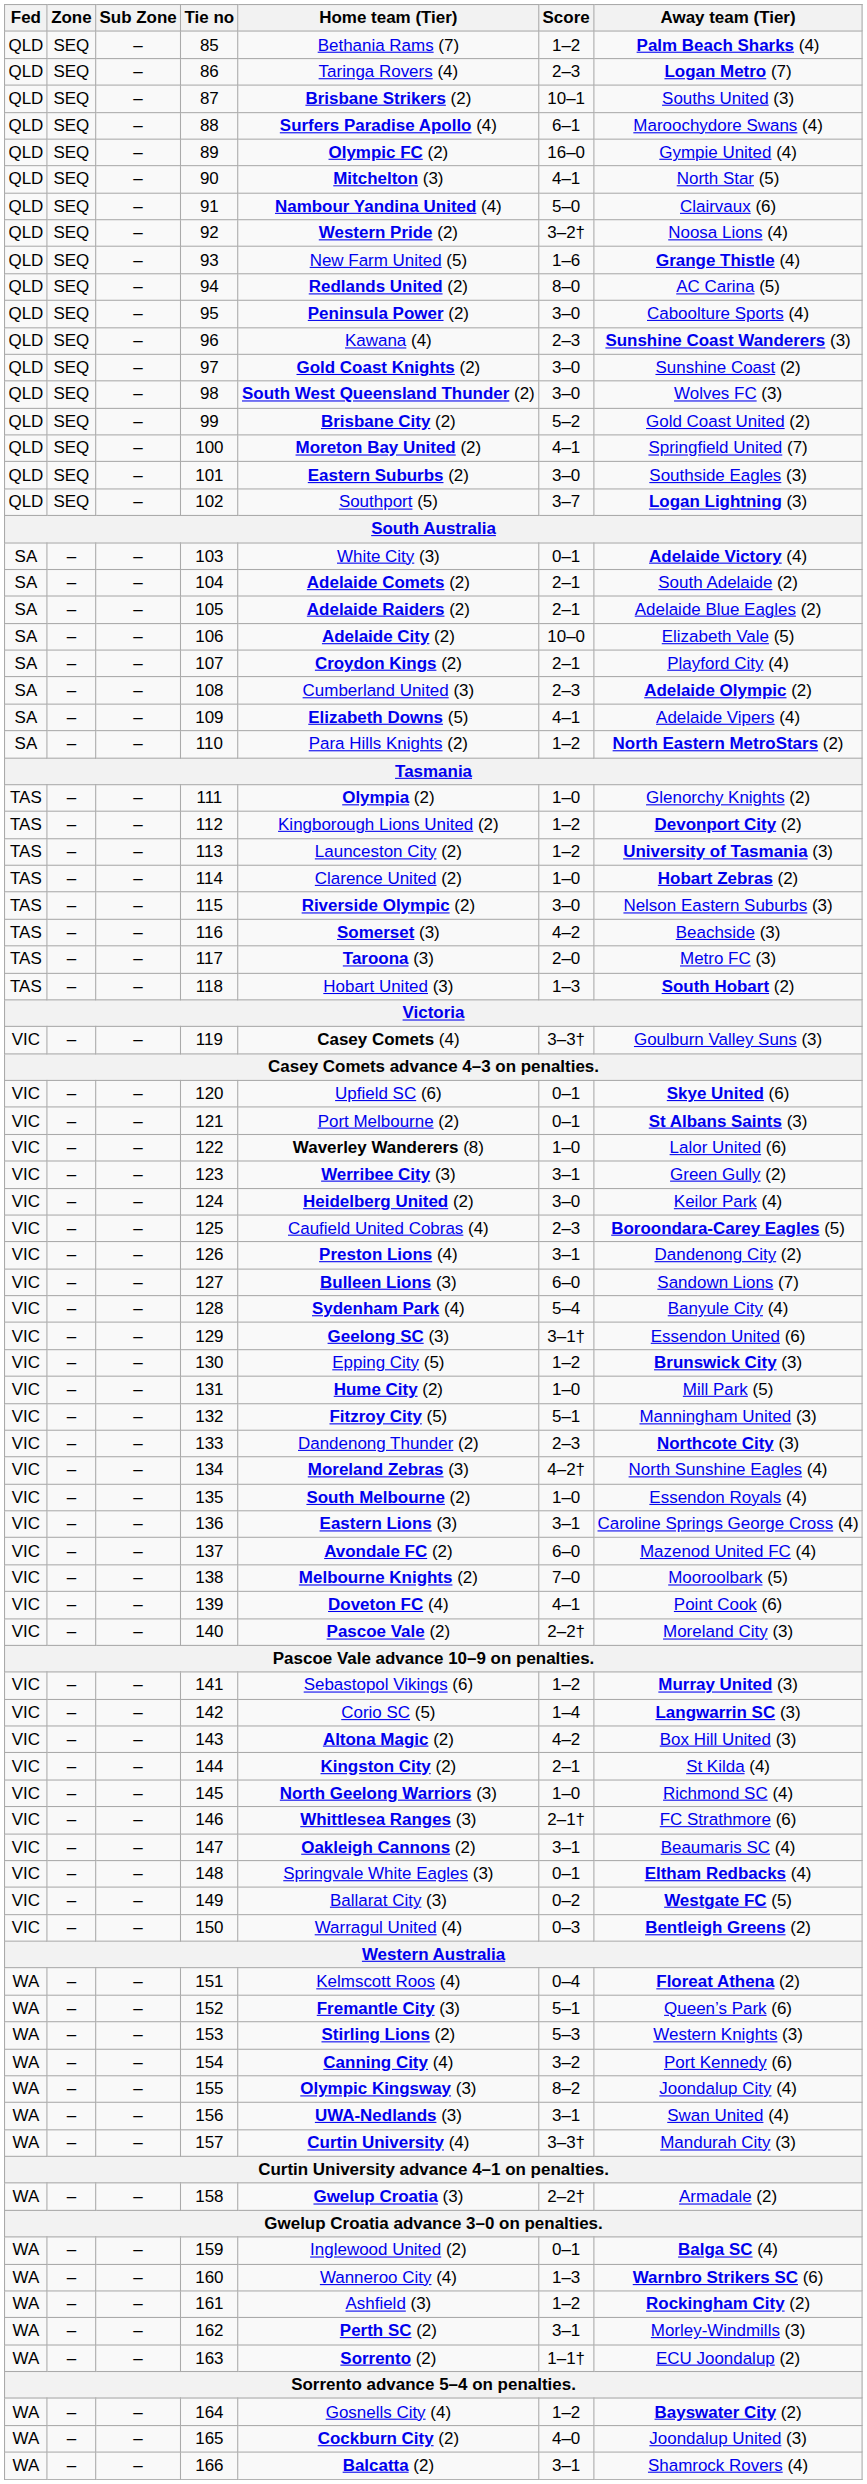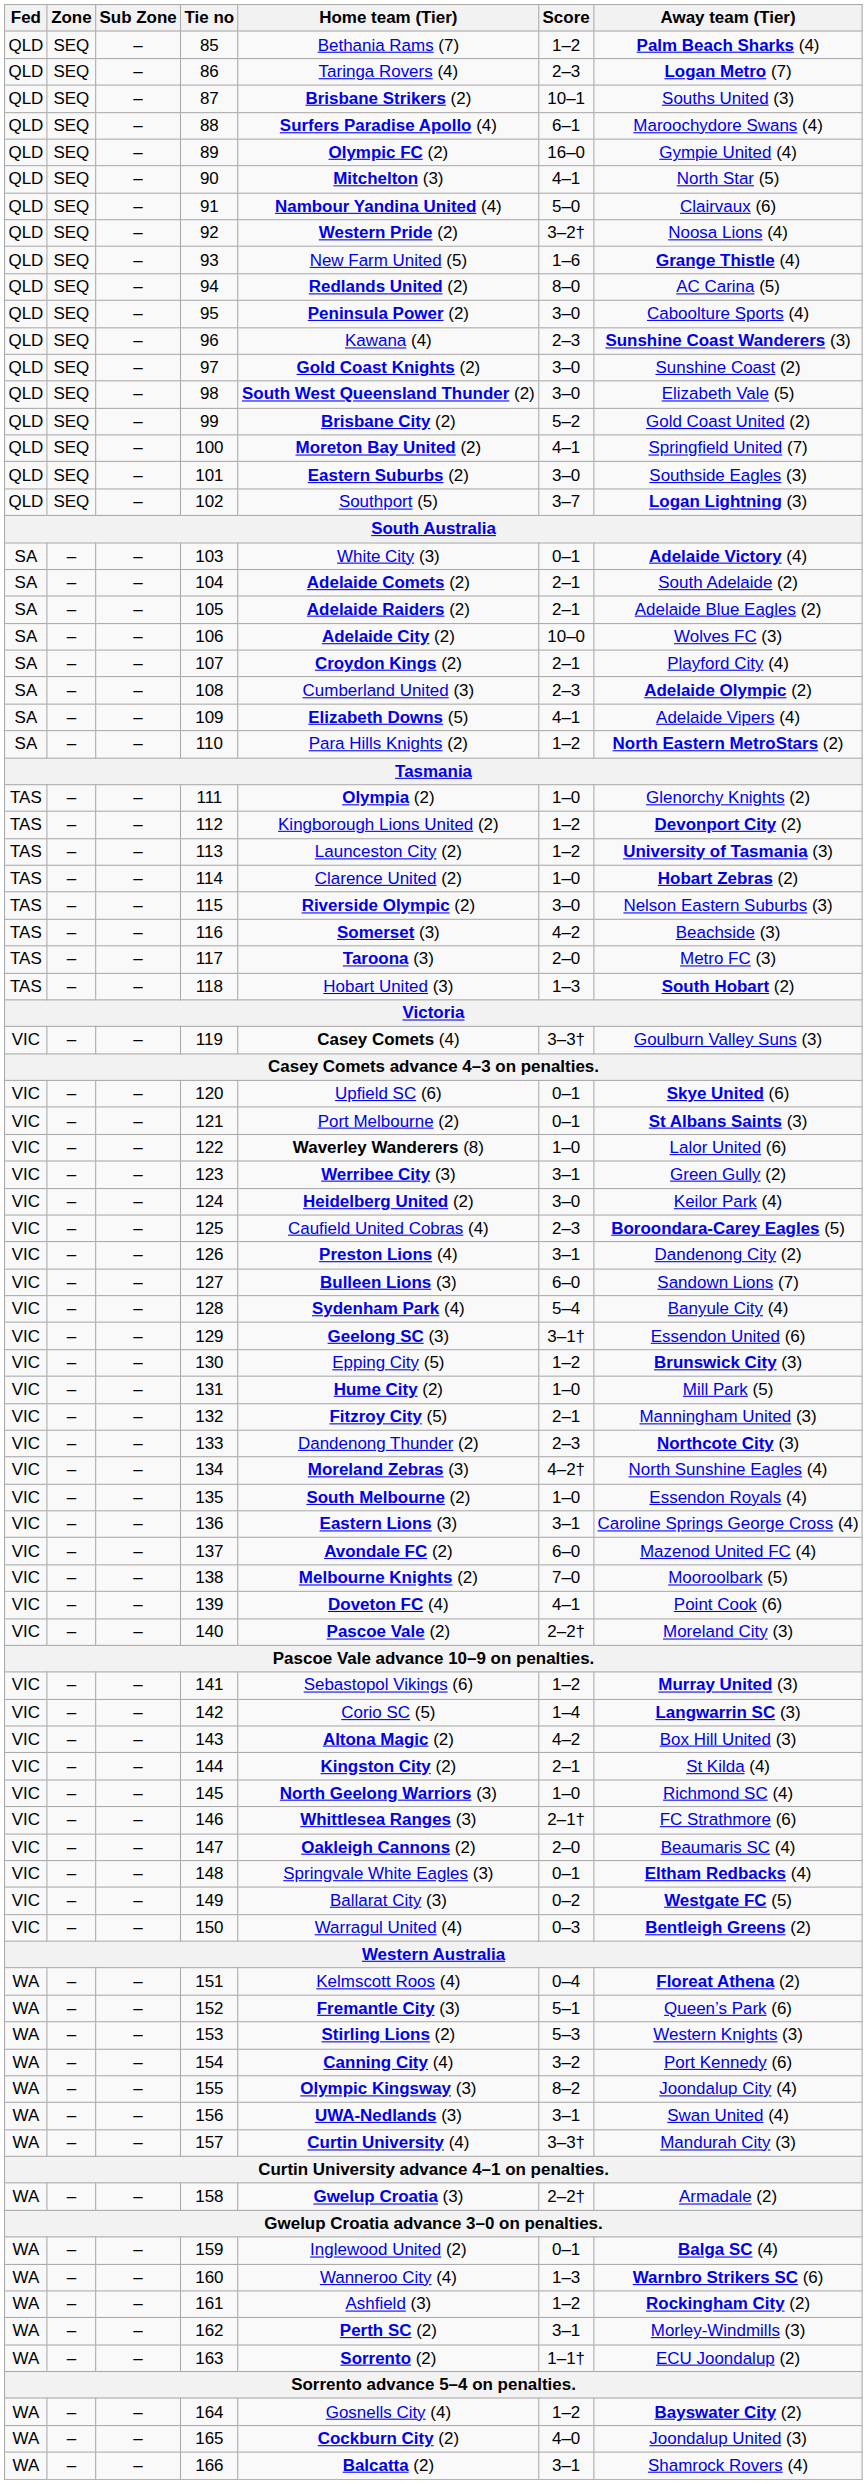(728, 394) Wolves FC (3) -> (728, 394) Elizabeth Vale (5)
(728, 636) Elizabeth Vale (5) -> (728, 636) Wolves FC (3)
(566, 1416) 5–1 -> (566, 1416) 2–1
(566, 1846) 3–1 -> (566, 1846) 2–0
